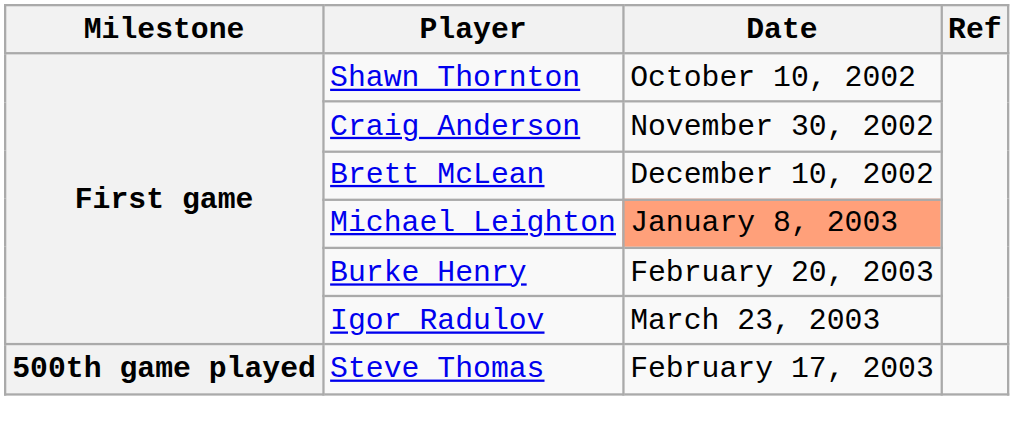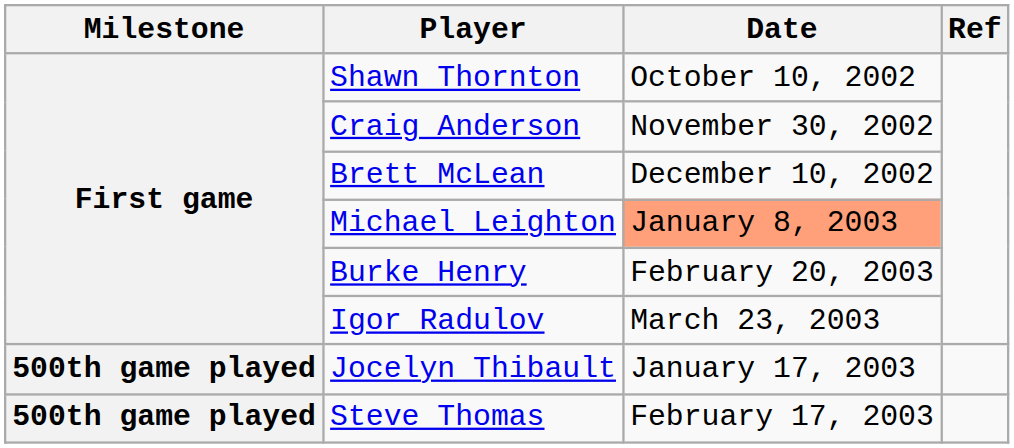+ row: (473, 369)
